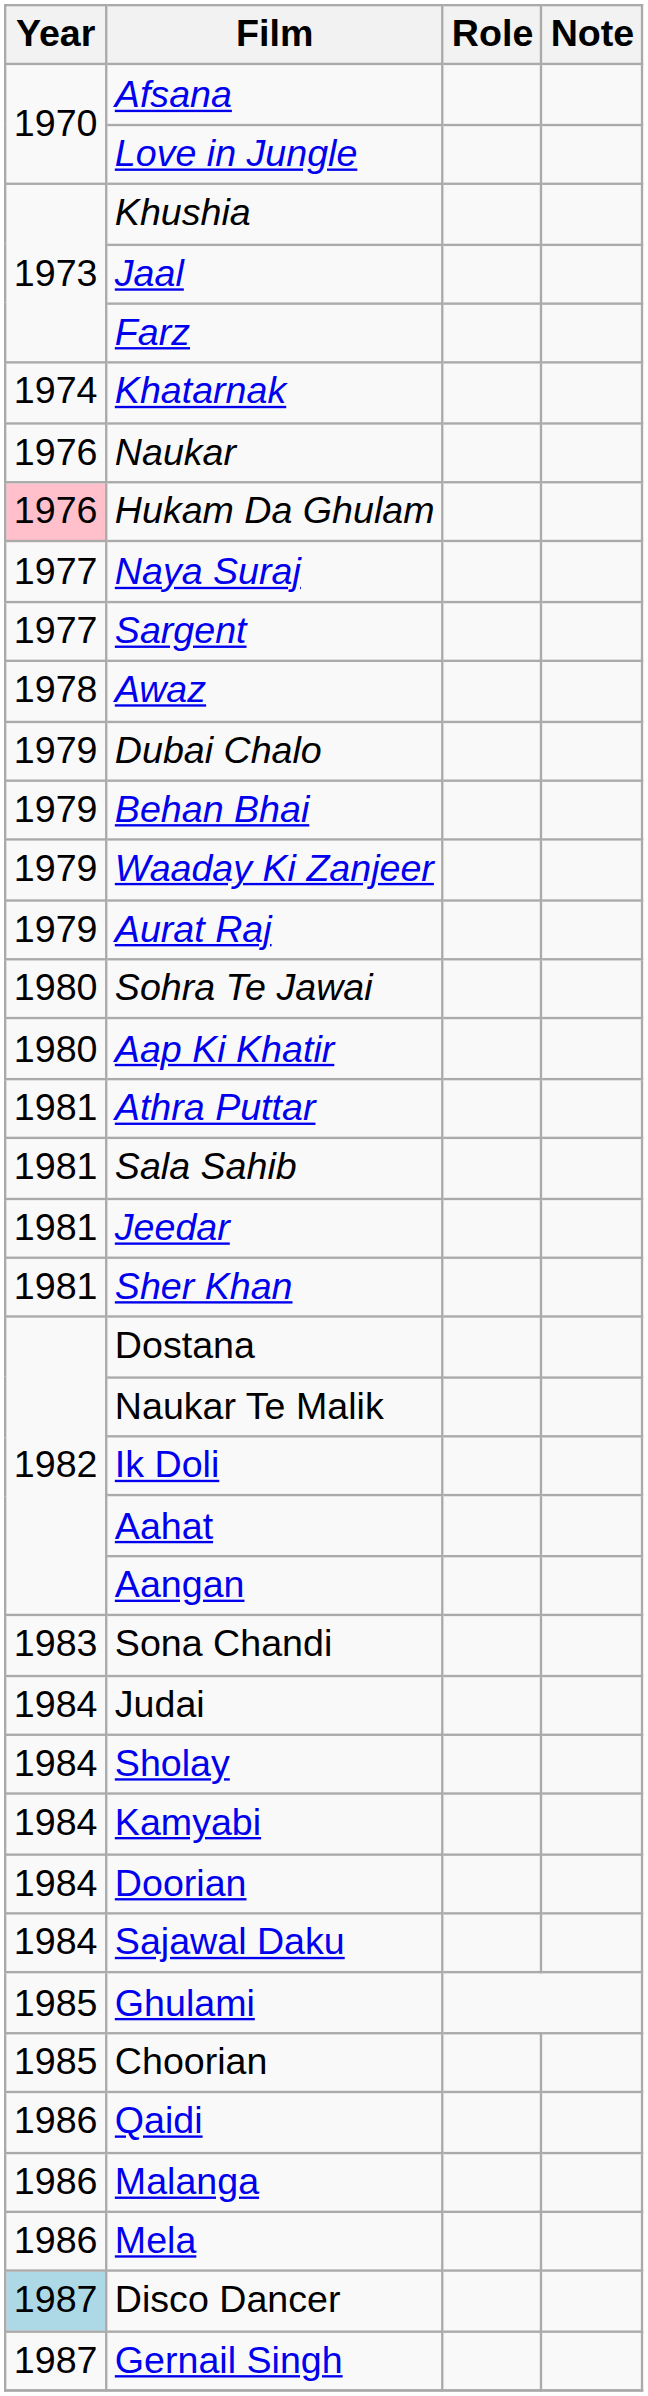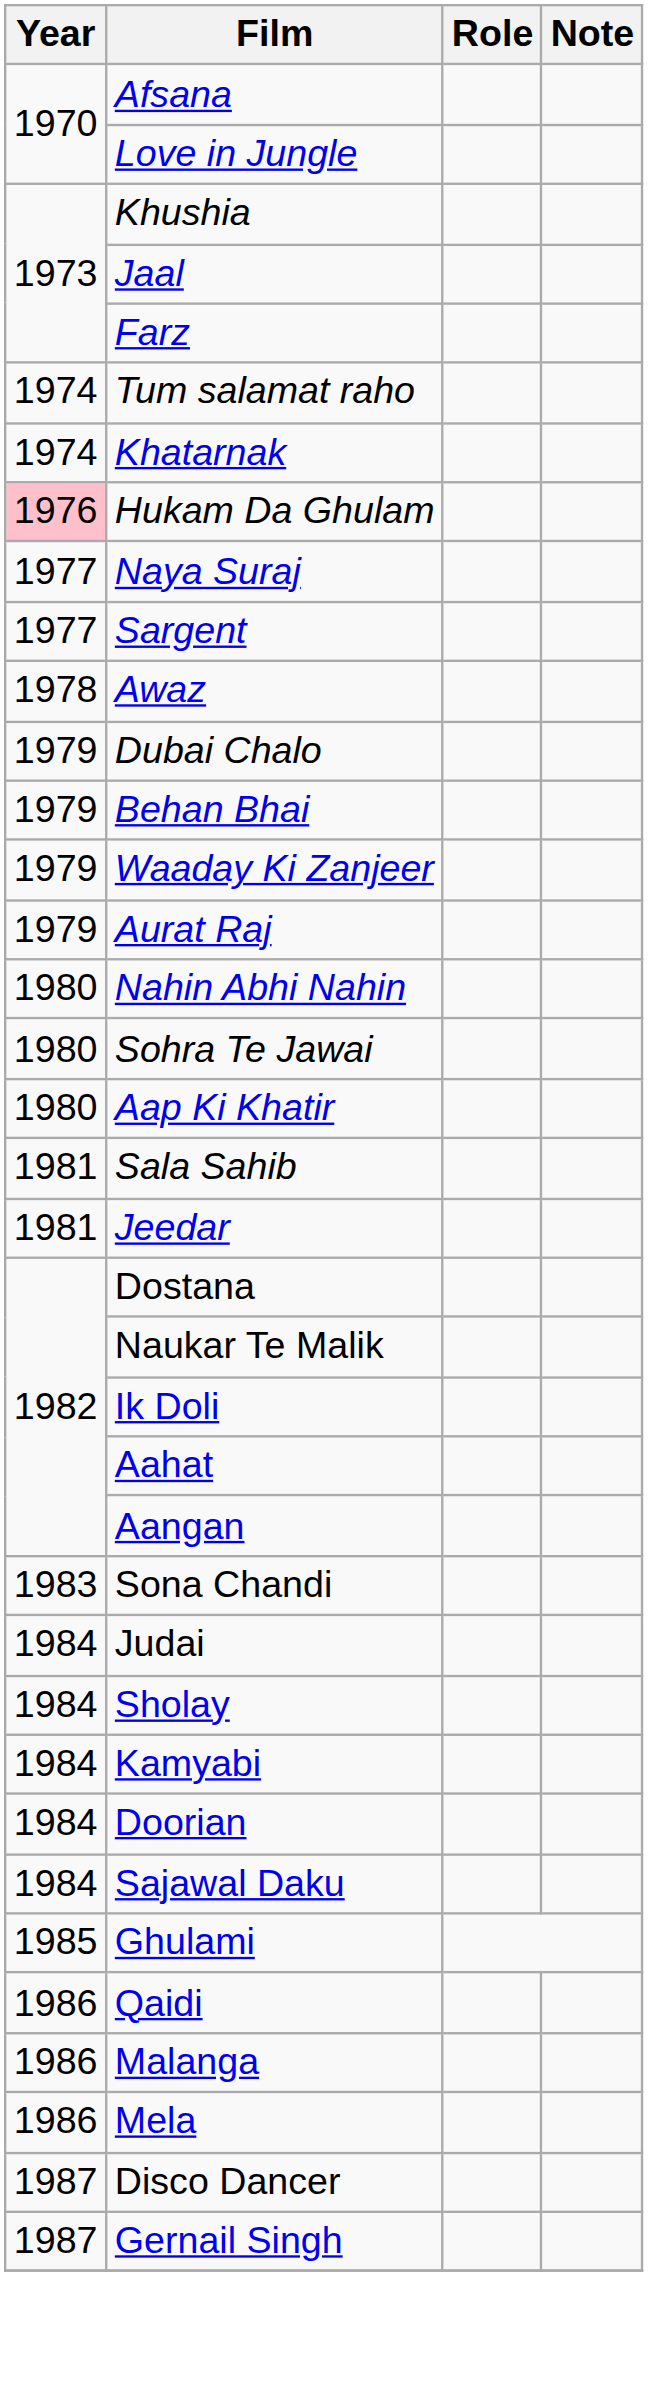+ row: (265, 392)
- row: (175, 451)
+ row: (260, 988)
- row: (215, 1107)
- row: (204, 1286)
- row: (191, 2061)
(56, 2300) lightblue background -> (56, 2181) no background
